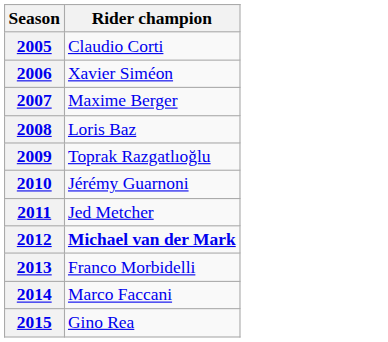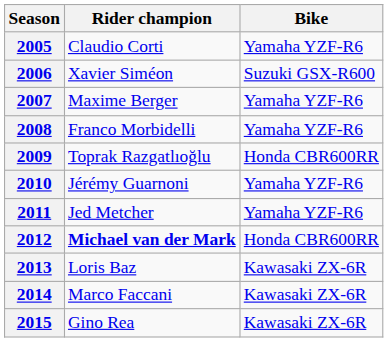+ column: (311, 18)
(102, 128) Loris Baz -> (132, 128) Franco Morbidelli
(132, 267) Franco Morbidelli -> (102, 267) Loris Baz
